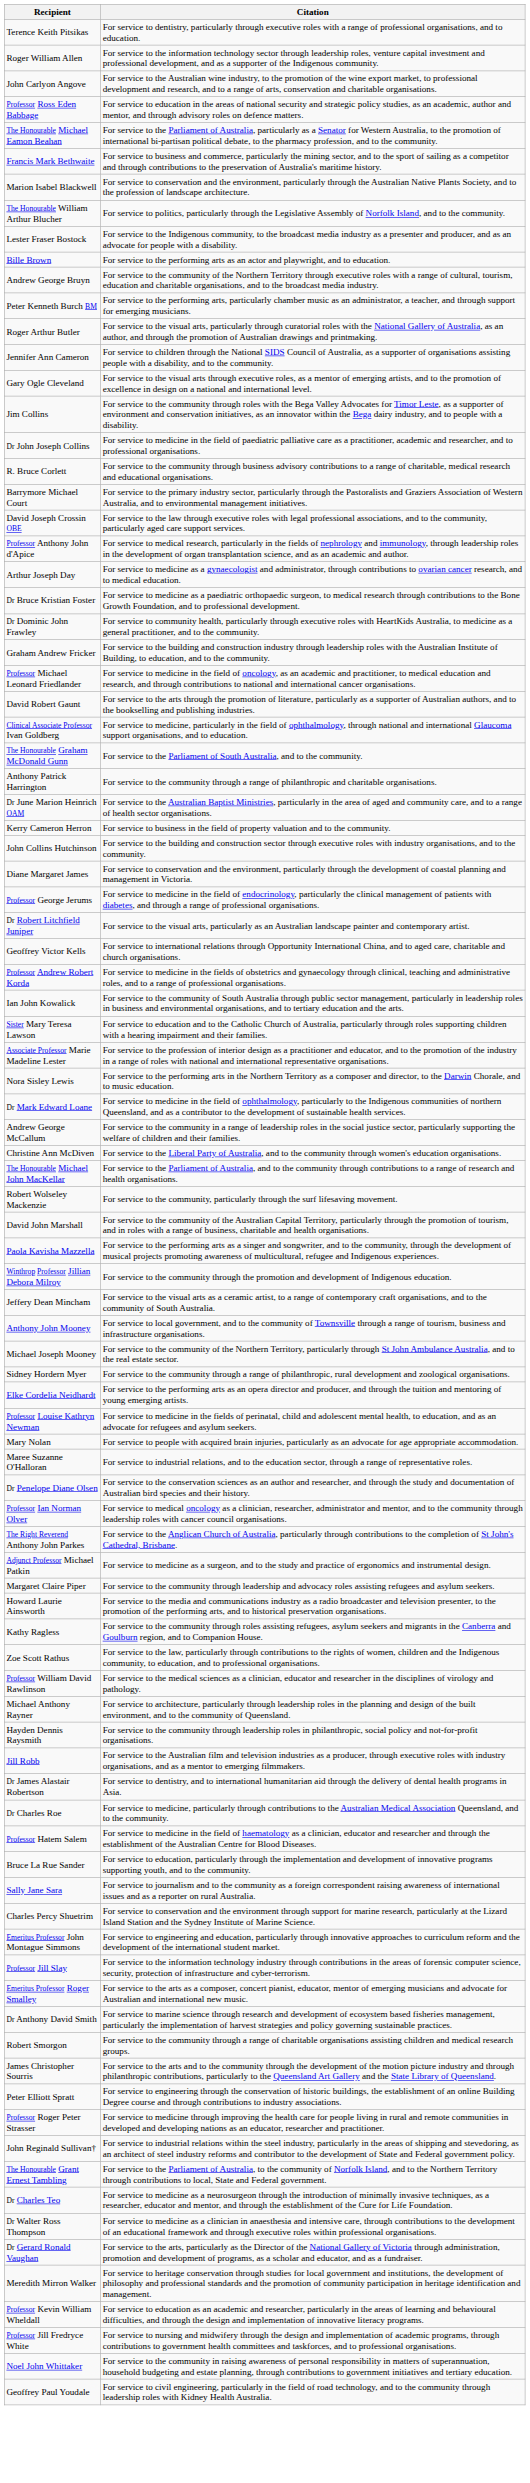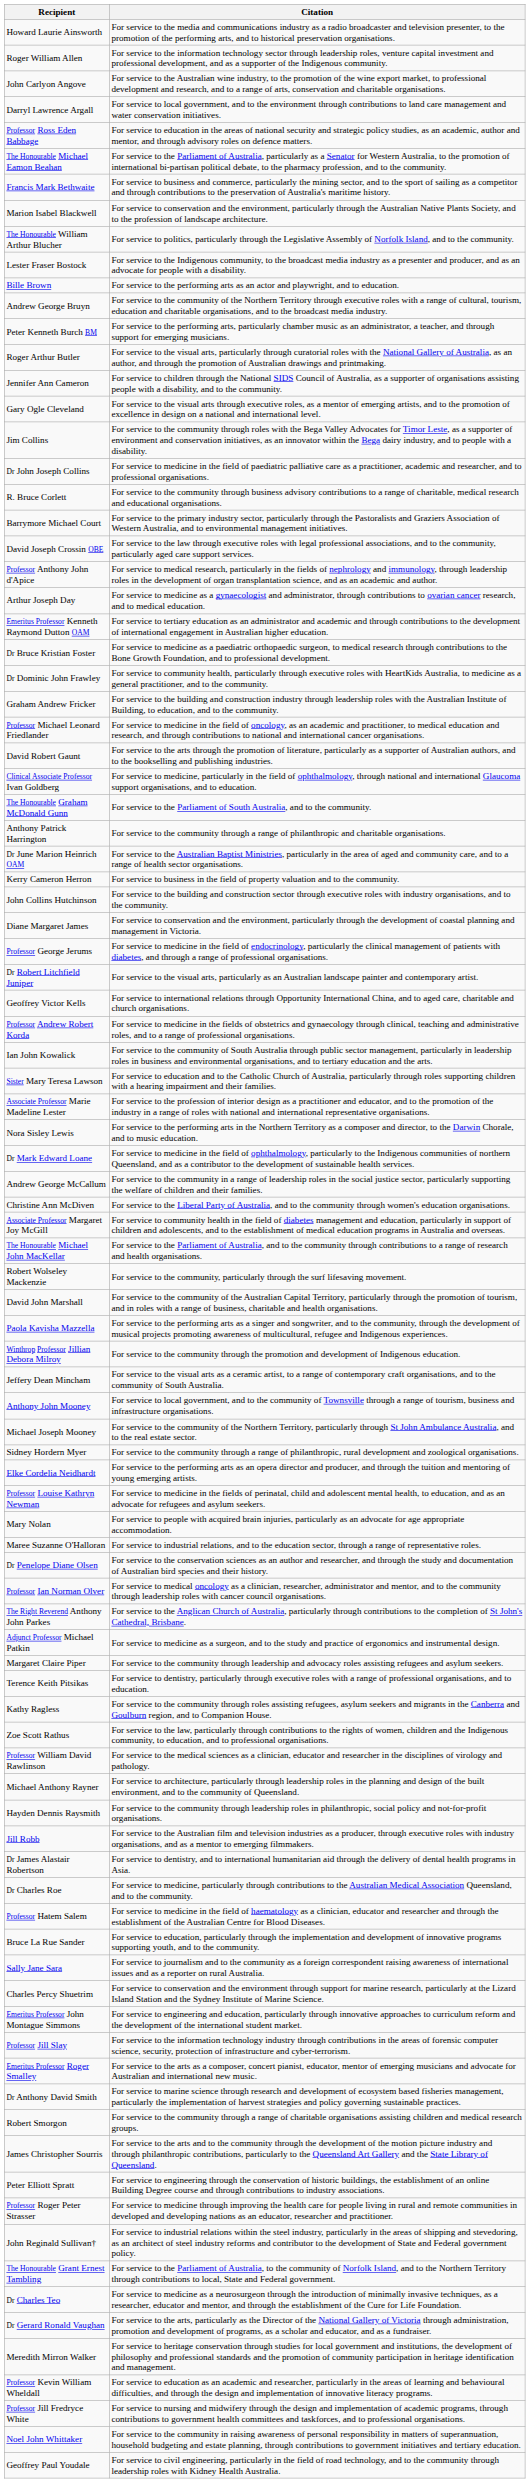rows swapped: (34, 1606) <-> (47, 32)
+ row: (50, 110)
+ row: (52, 626)
+ row: (54, 1225)
- row: (34, 2226)
